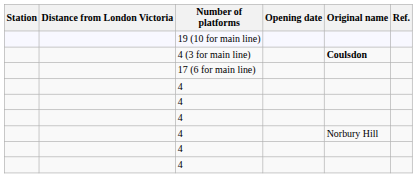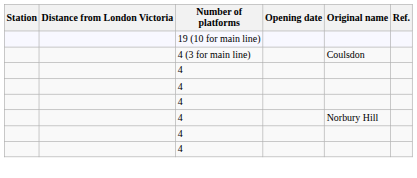(347, 54) bold -> (346, 54) normal
- row: (22, 71)
